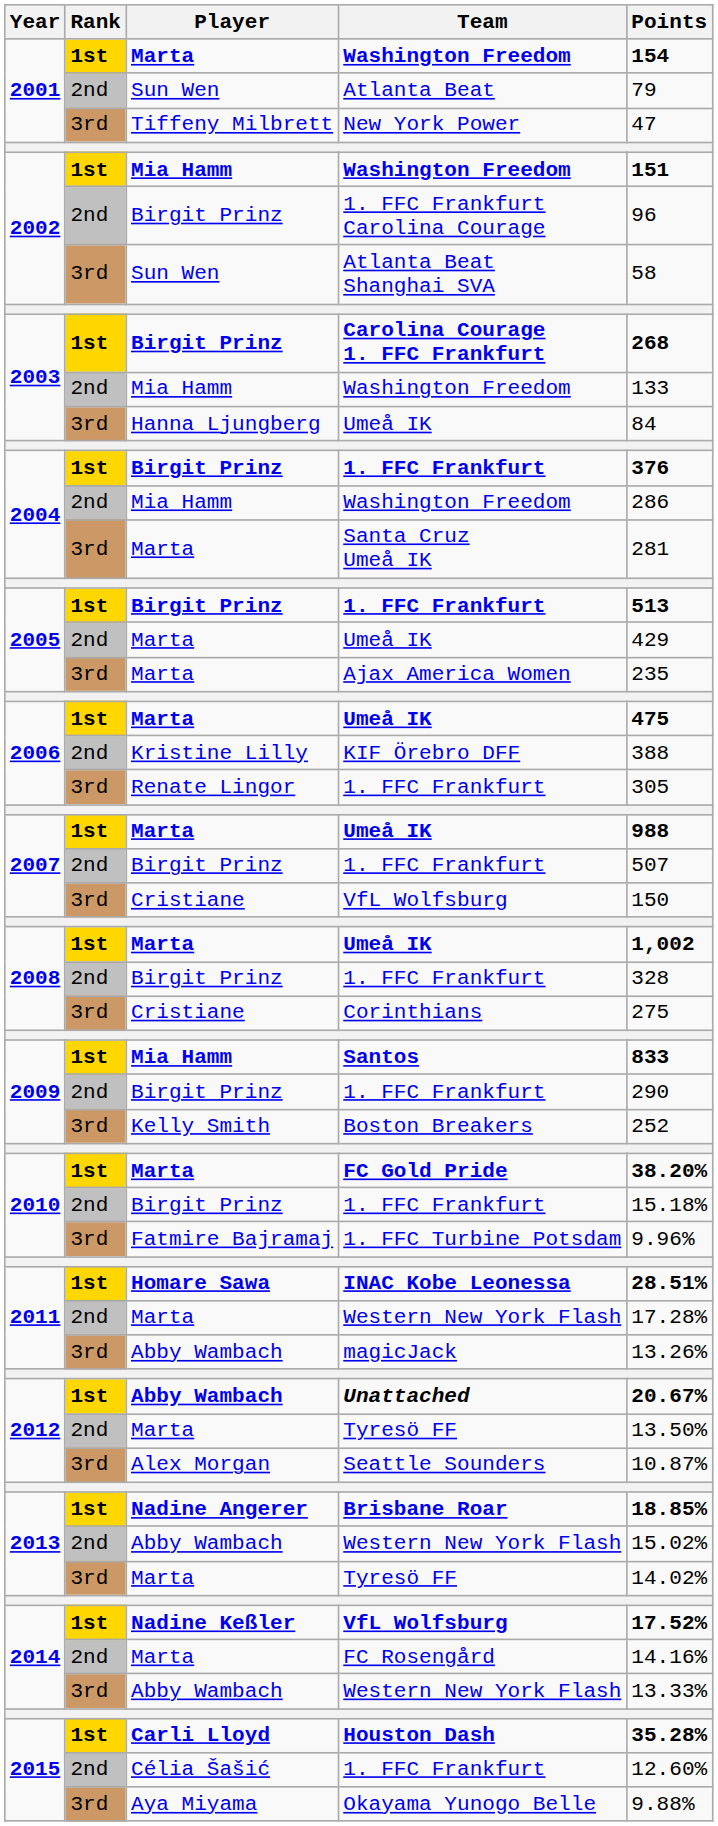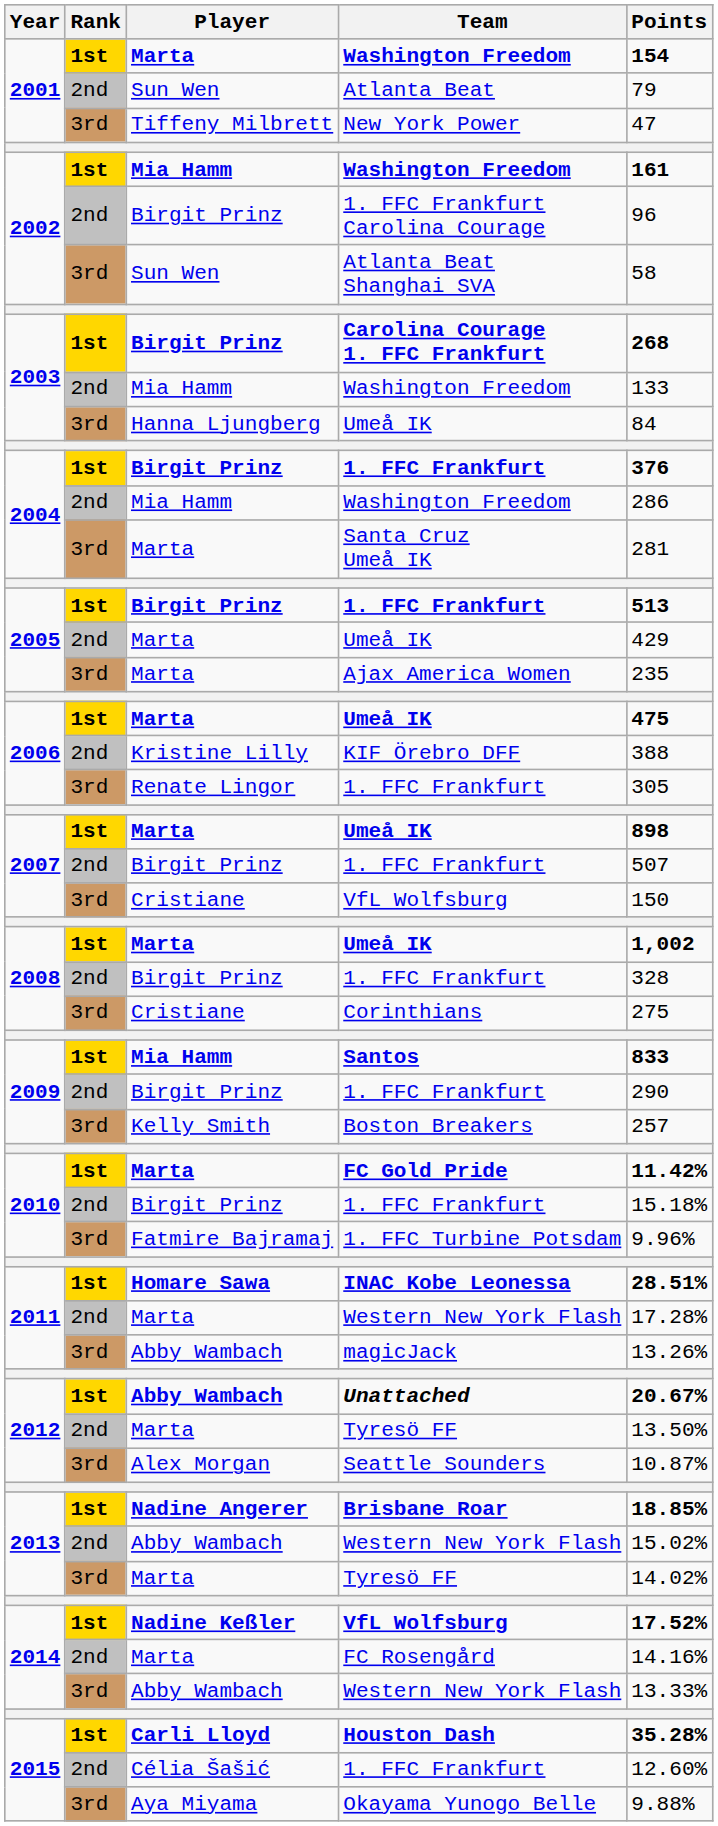(650, 169) 151 -> (650, 169) 161
(650, 831) 988 -> (650, 831) 898
(650, 1126) 252 -> (650, 1126) 257
(669, 1170) 38.20% -> (669, 1170) 11.42%
